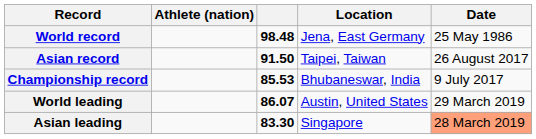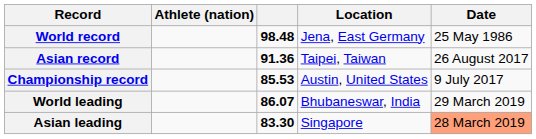(277, 58) 91.50 -> (277, 58) 91.36
(360, 79) Bhubaneswar, India -> (364, 79) Austin, United States
(364, 101) Austin, United States -> (360, 101) Bhubaneswar, India
